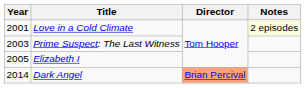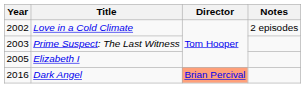(18, 28) 2001 -> (18, 28) 2002
(274, 28) lightyellow background -> (274, 28) no background
(18, 75) 2014 -> (18, 75) 2016
